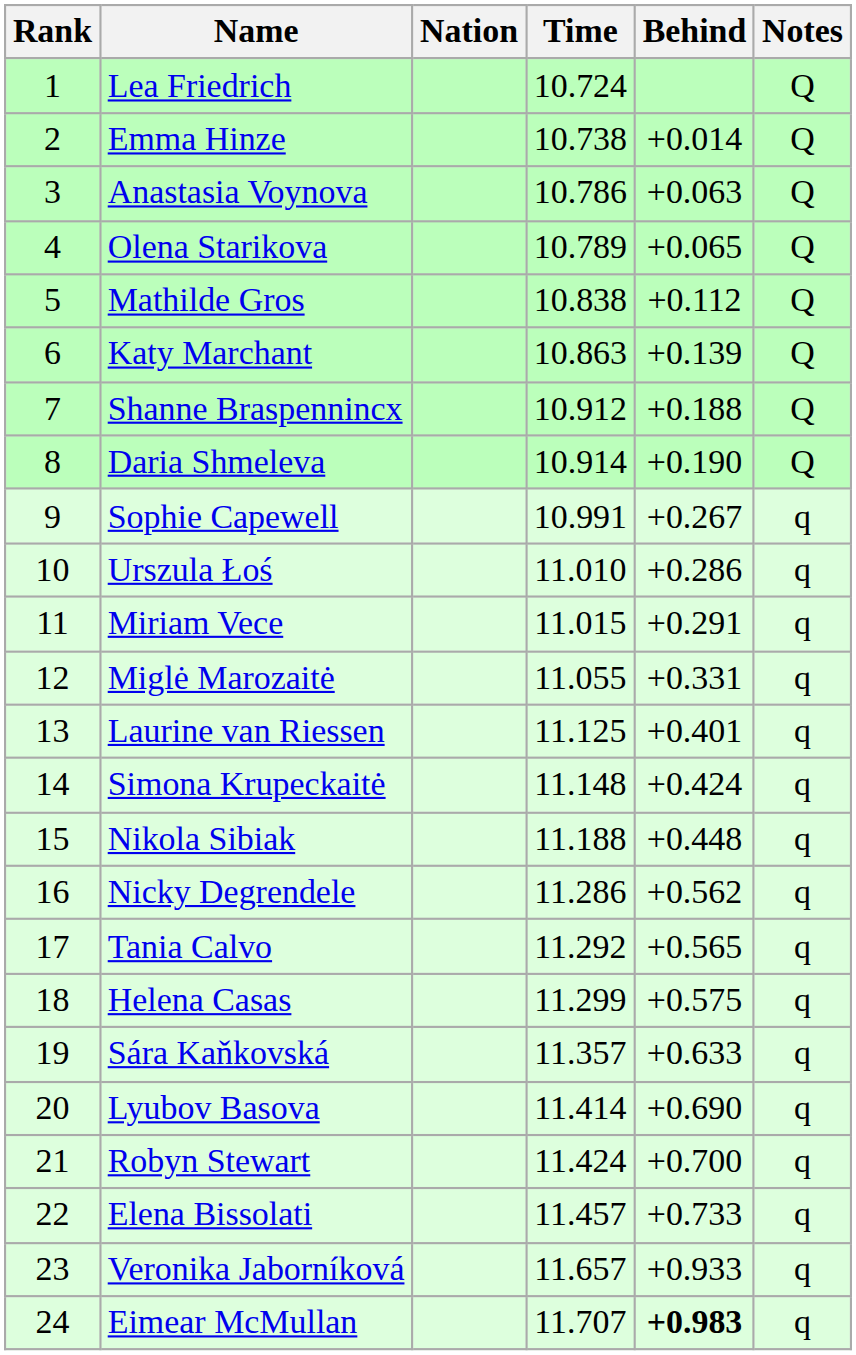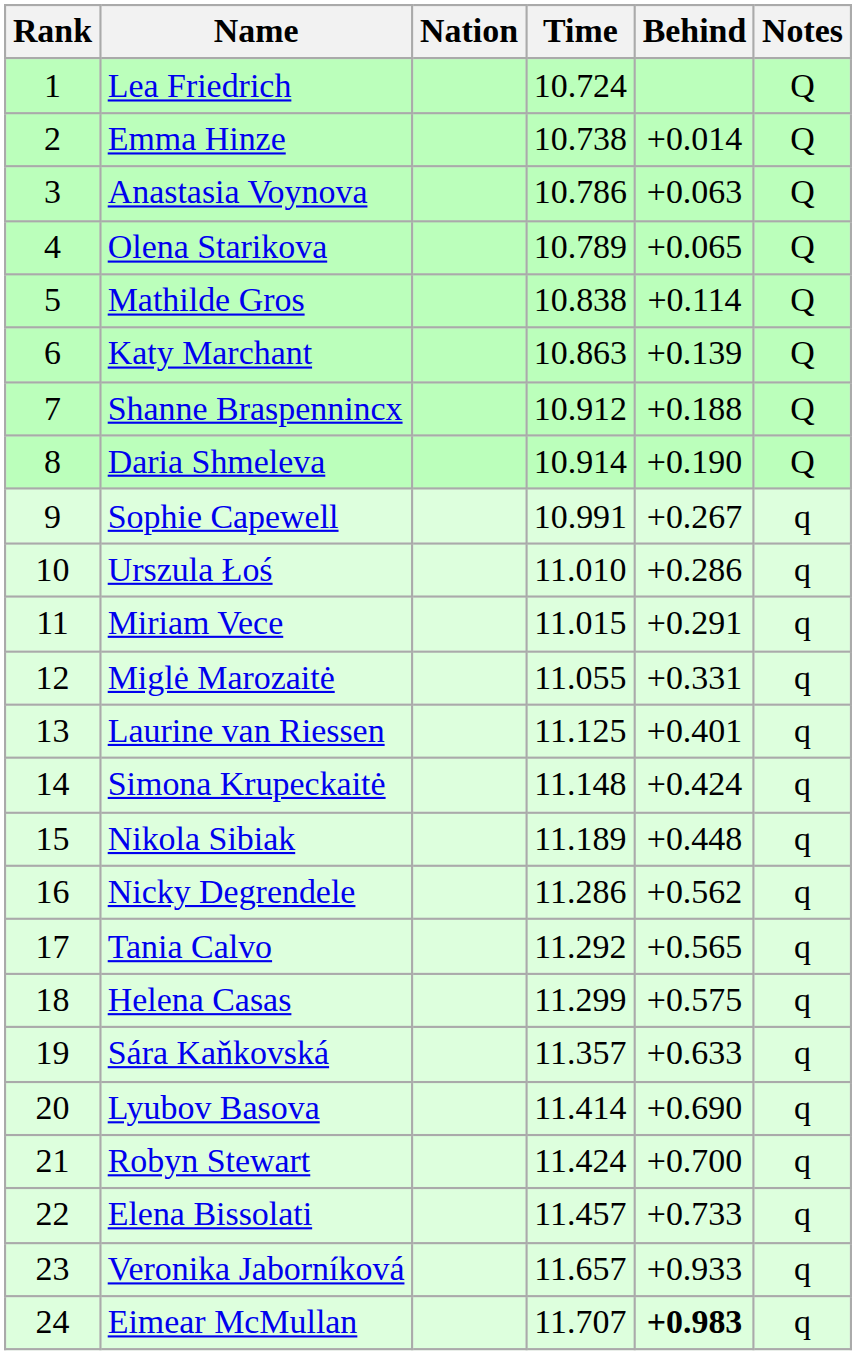(694, 300) +0.112 -> (694, 300) +0.114
(580, 838) 11.188 -> (580, 838) 11.189
